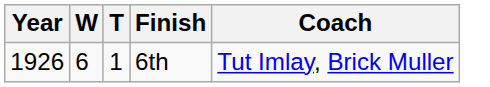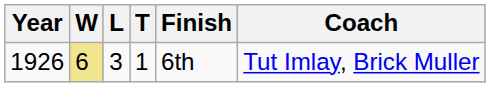+ column: (117, 23)
(82, 61) no background -> (82, 61) khaki background
